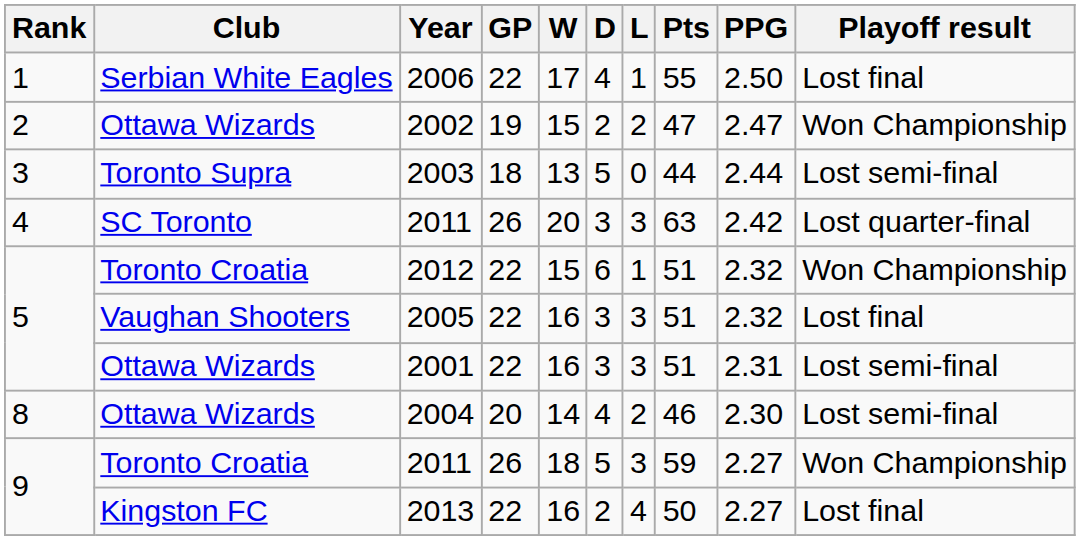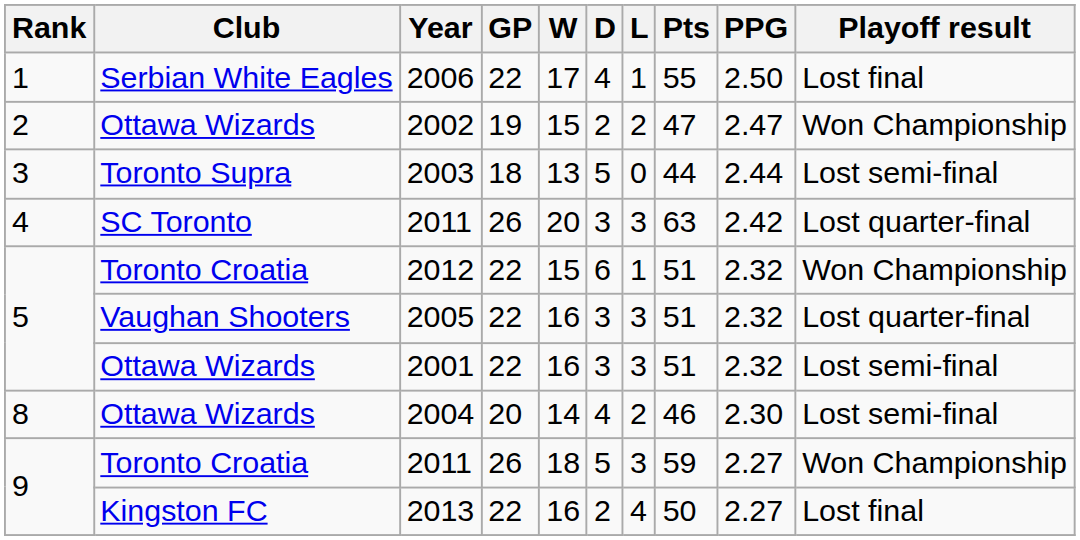(863, 317) Lost final -> (916, 317) Lost quarter-final
(754, 366) 2.31 -> (754, 366) 2.32
